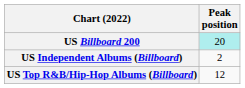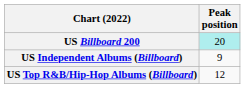(220, 58) 2 -> (220, 58) 9
